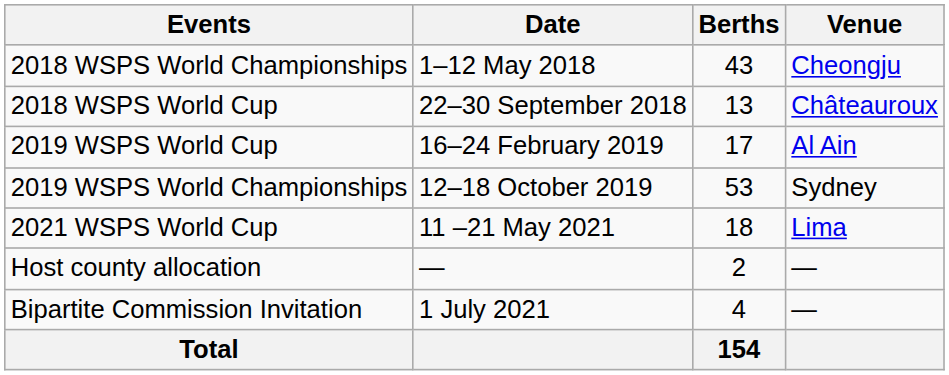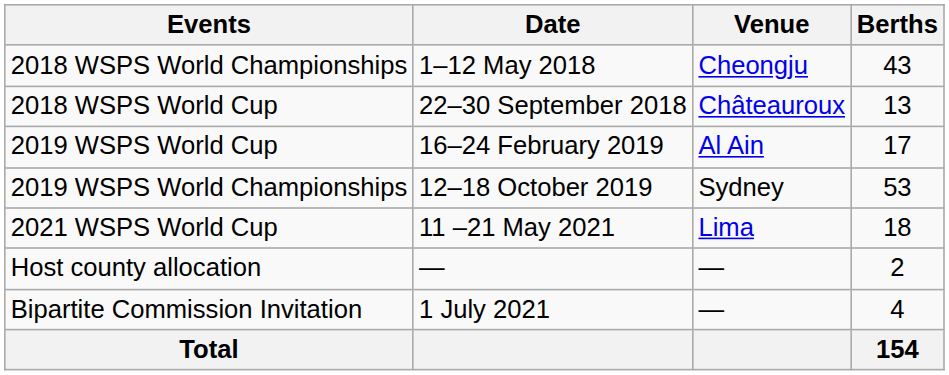columns swapped: (865, 24) <-> (739, 24)
